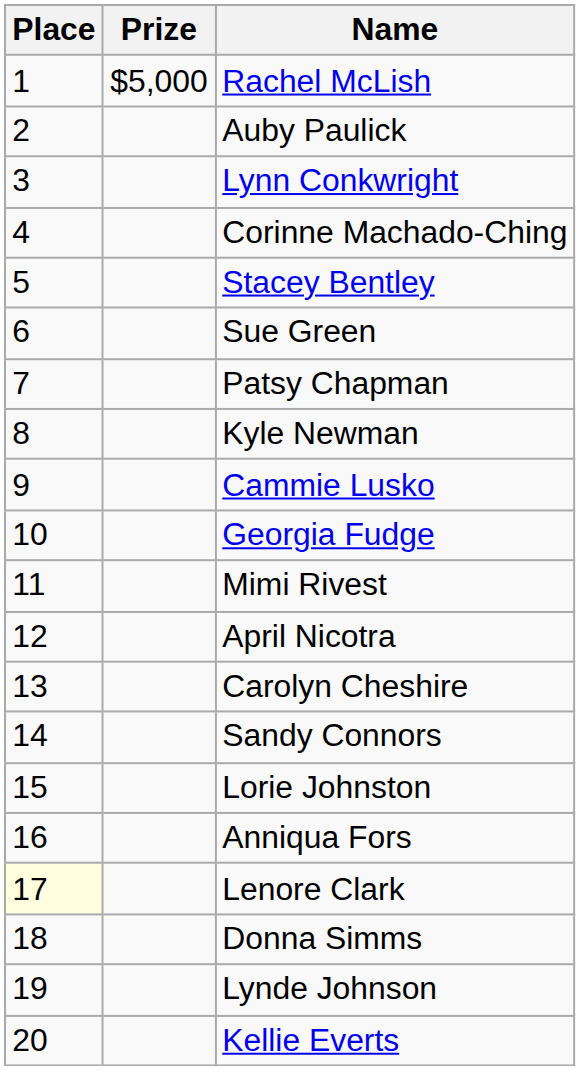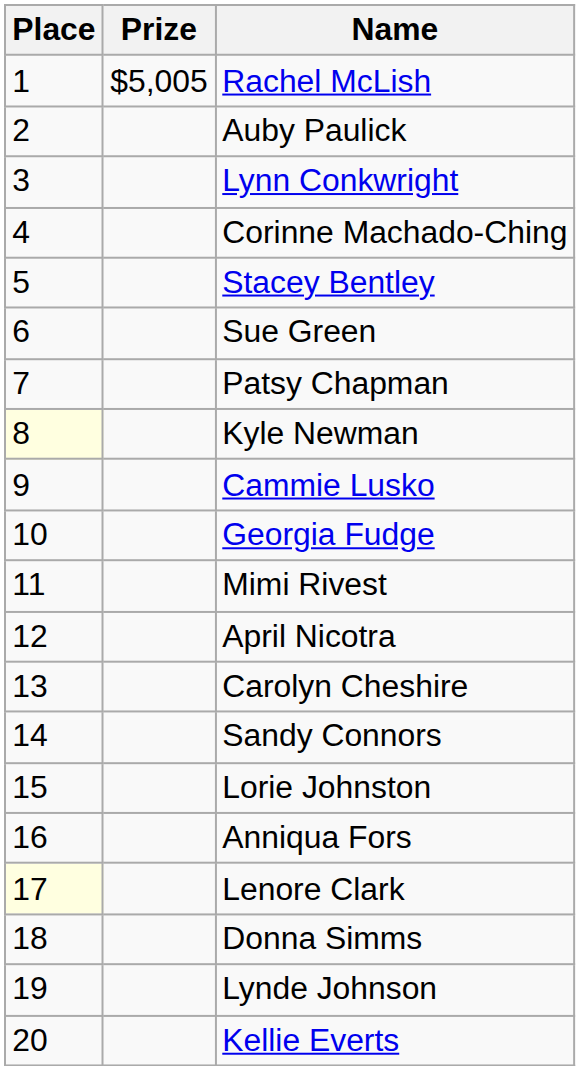(159, 80) $5,000 -> (159, 80) $5,005
(21, 433) no background -> (21, 433) lightyellow background
